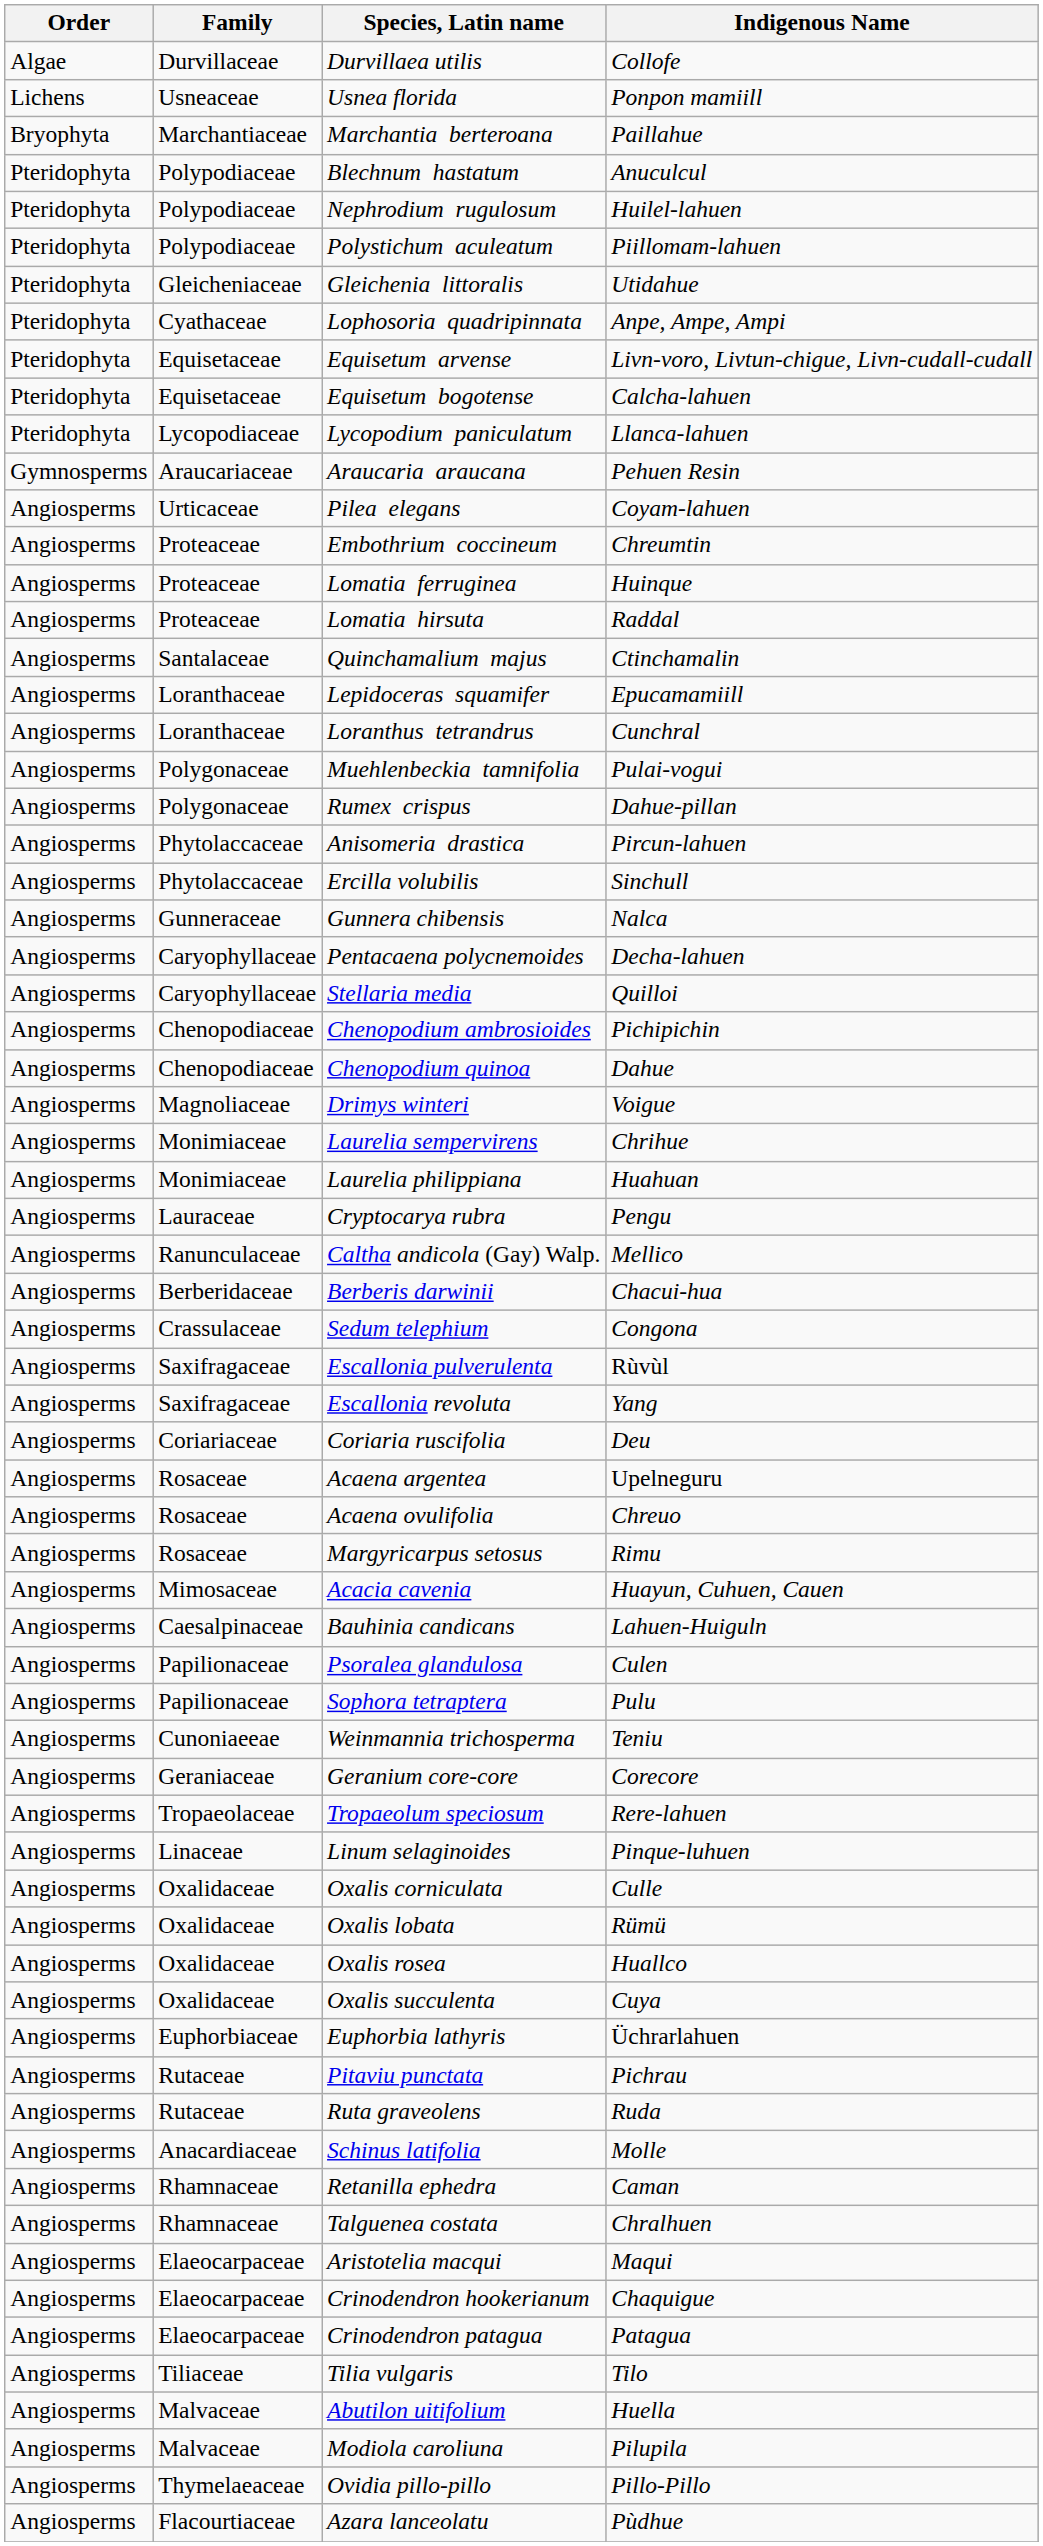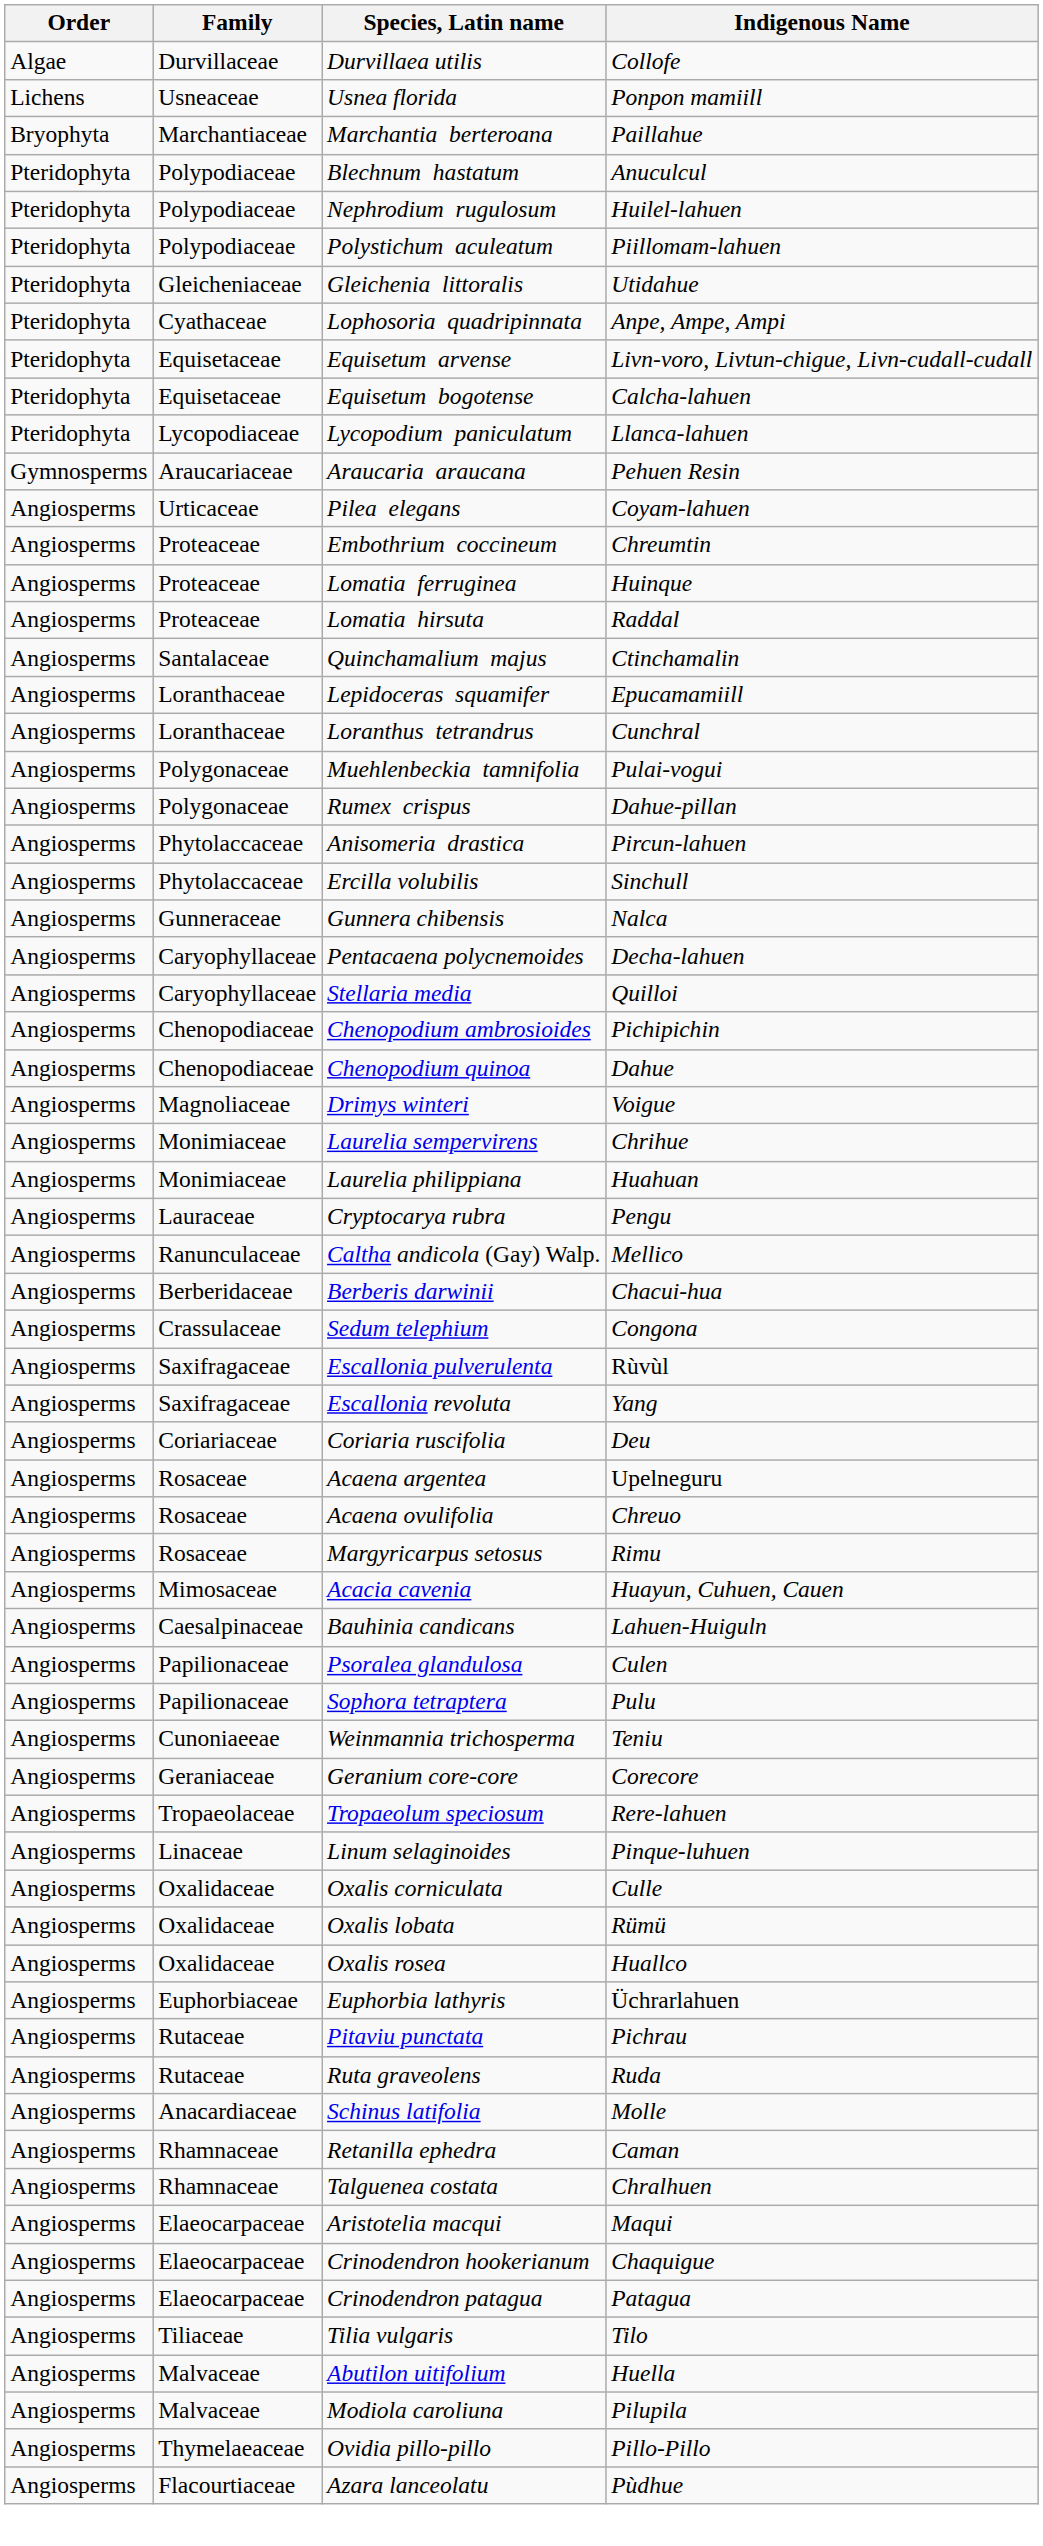- row: (411, 2000)
